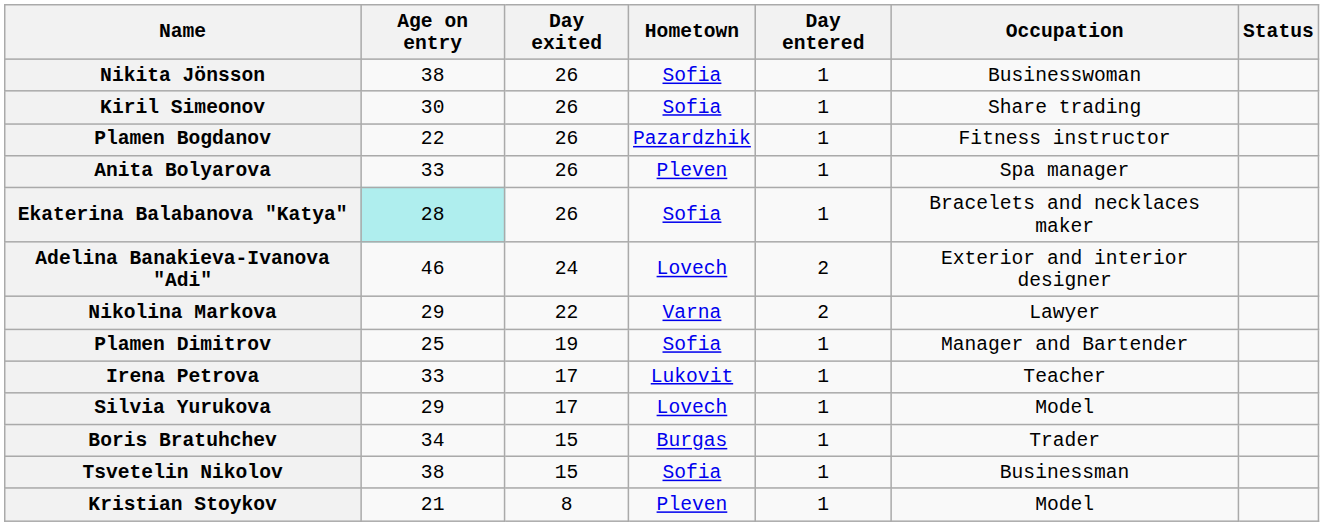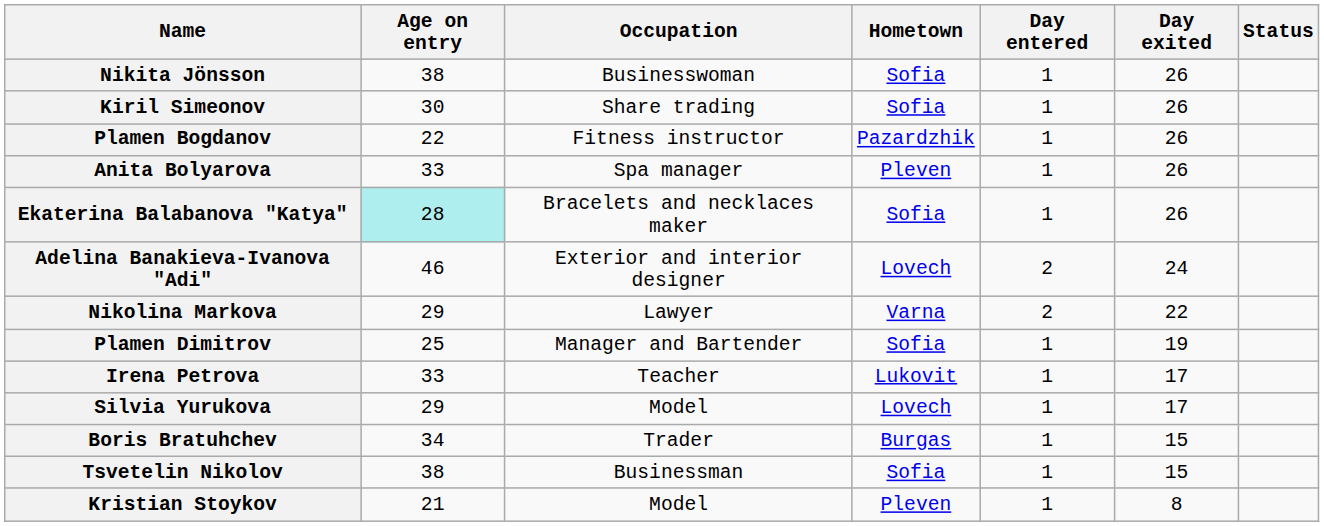columns swapped: (1065, 32) <-> (567, 32)
